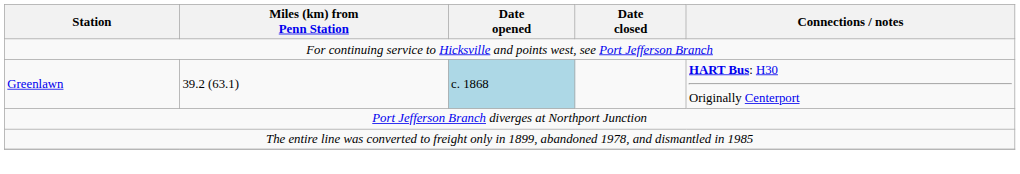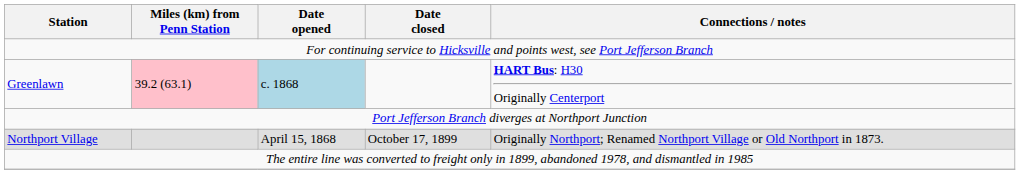(211, 84) no background -> (163, 84) pink background
+ row: (53, 139)
